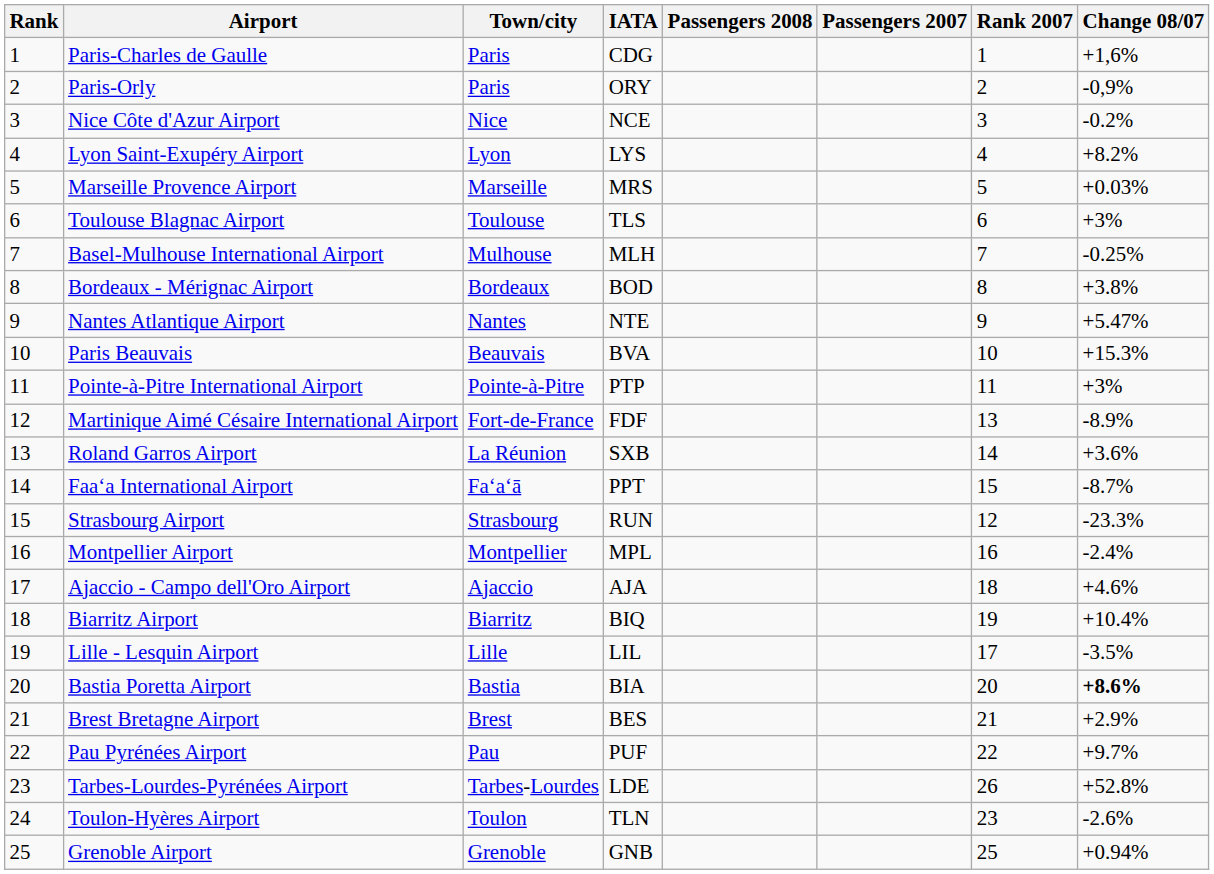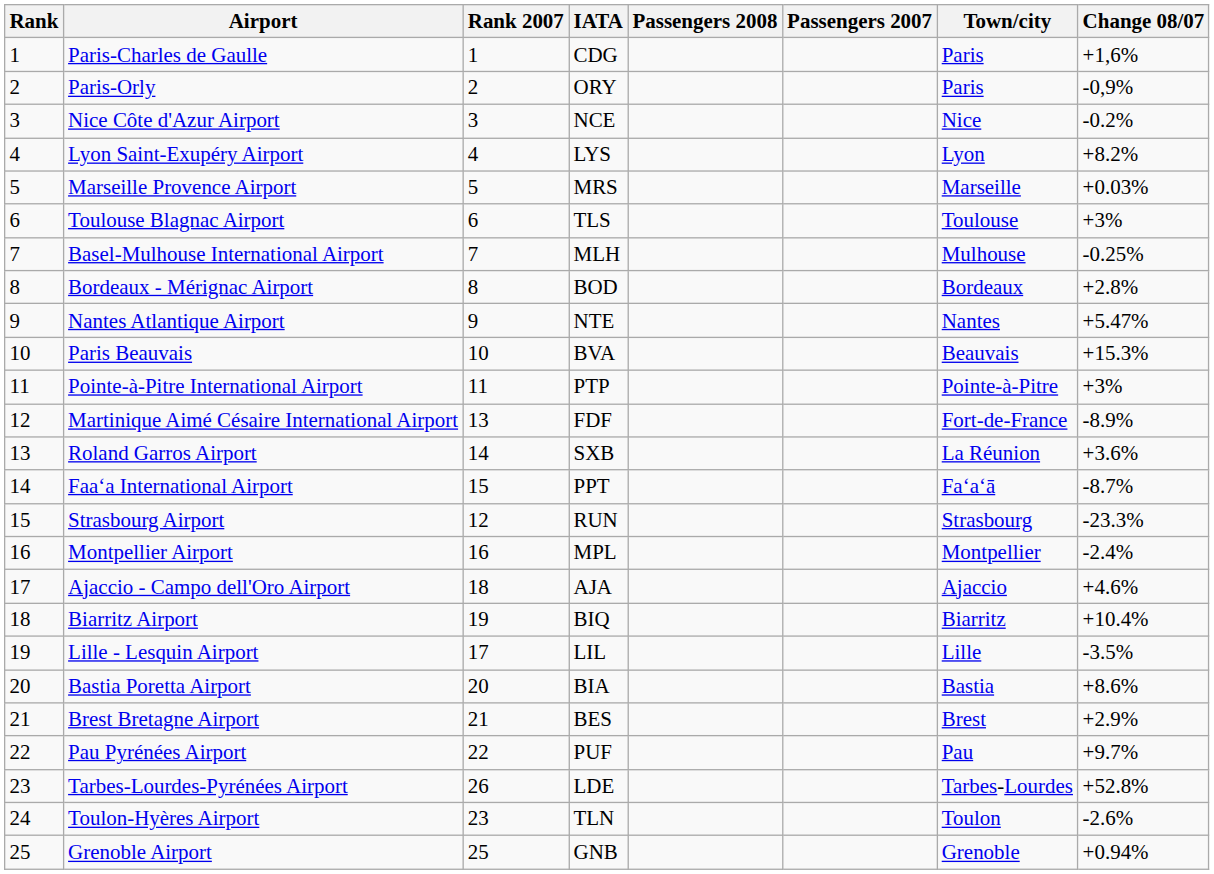columns swapped: (533, 21) <-> (1025, 21)
(1110, 287) +3.8% -> (1110, 287) +2.8%
(1112, 685) bold -> (1110, 685) normal
